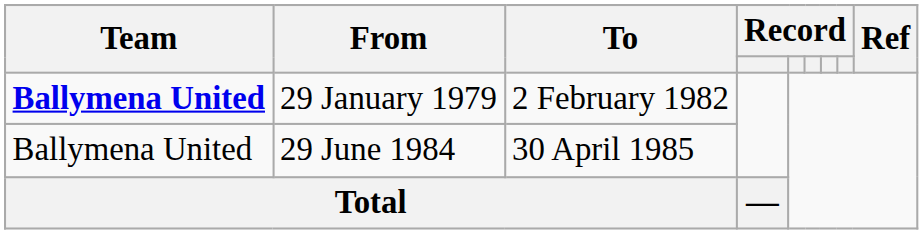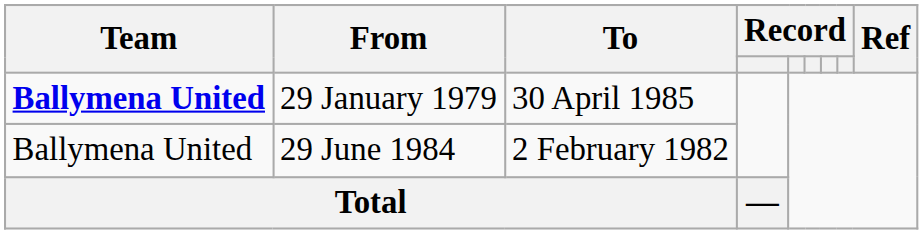(620, 97) 2 February 1982 -> (603, 97) 30 April 1985
(603, 149) 30 April 1985 -> (620, 149) 2 February 1982
